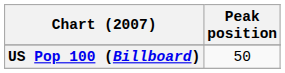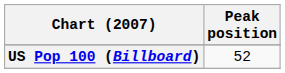(242, 57) 50 -> (242, 57) 52
